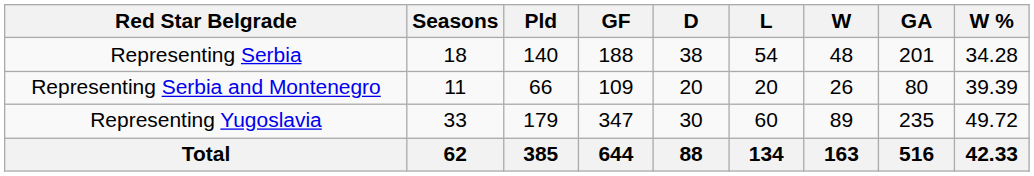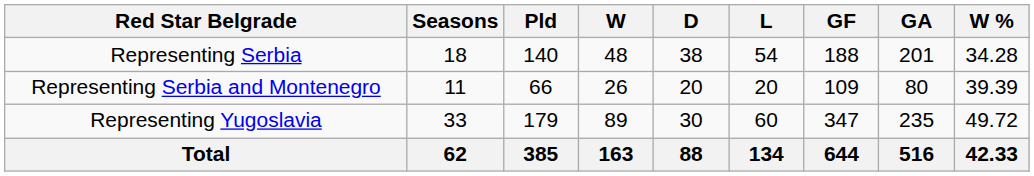columns swapped: (841, 21) <-> (616, 21)
